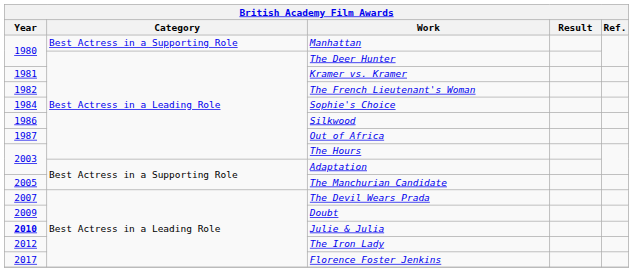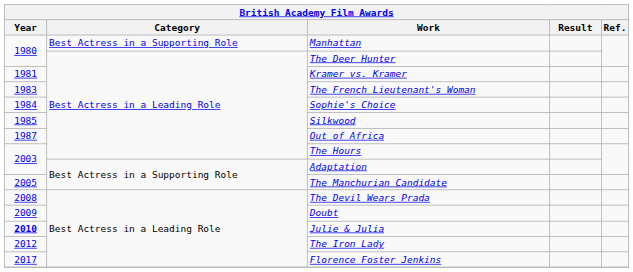(26, 89) 1982 -> (26, 89) 1983
(26, 120) 1986 -> (26, 120) 1985
(26, 198) 2007 -> (26, 198) 2008
